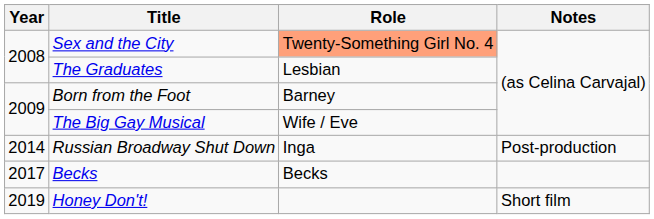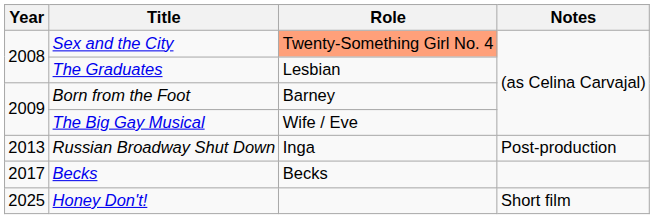(27, 148) 2014 -> (27, 148) 2013
(27, 200) 2019 -> (27, 200) 2025
